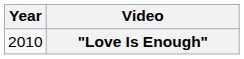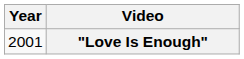(25, 41) 2010 -> (25, 41) 2001
